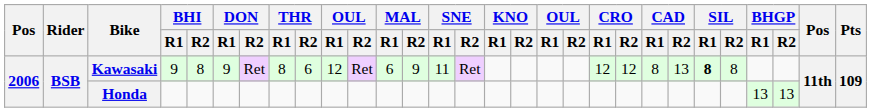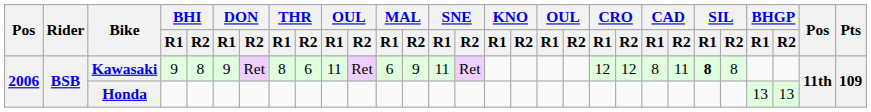(334, 68) 12 -> (334, 68) 11
(681, 68) 13 -> (681, 68) 11
